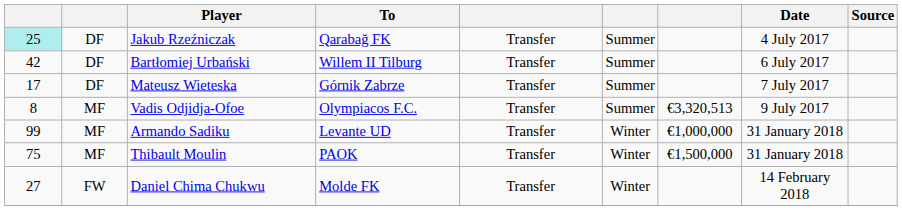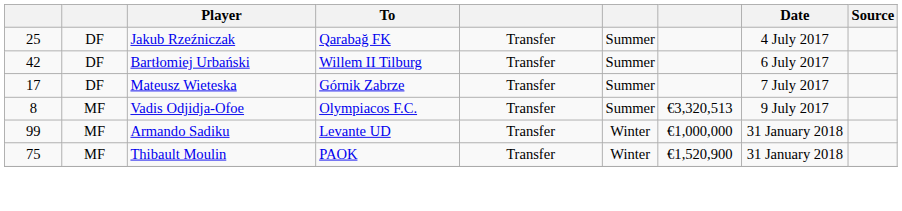(33, 39) paleturquoise background -> (33, 39) no background
(700, 154) €1,500,000 -> (700, 154) €1,520,900
- row: (198, 185)
